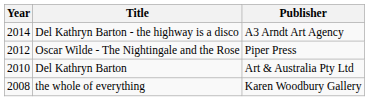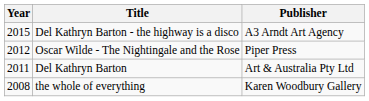(19, 31) 2014 -> (19, 31) 2015
(19, 68) 2010 -> (18, 68) 2011
